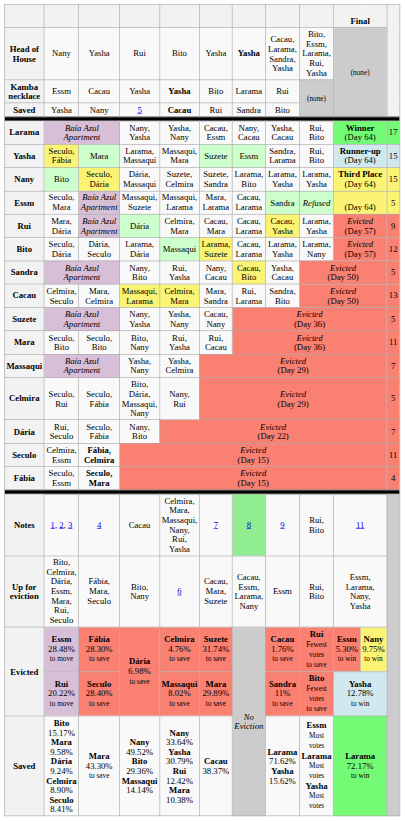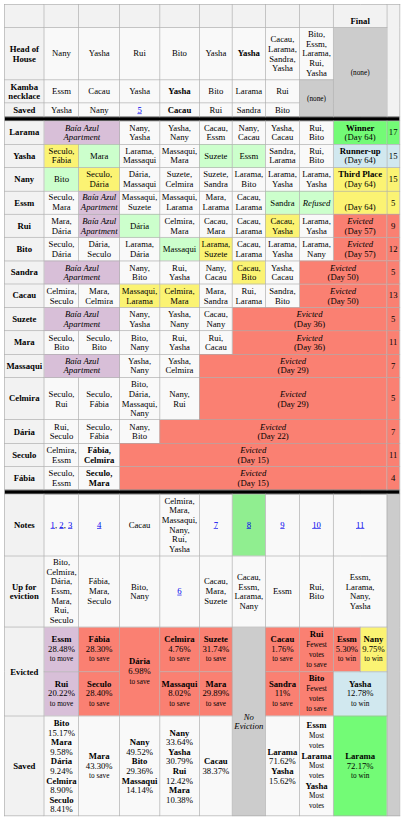(317, 524) Rui, Bito -> (317, 524) 10
